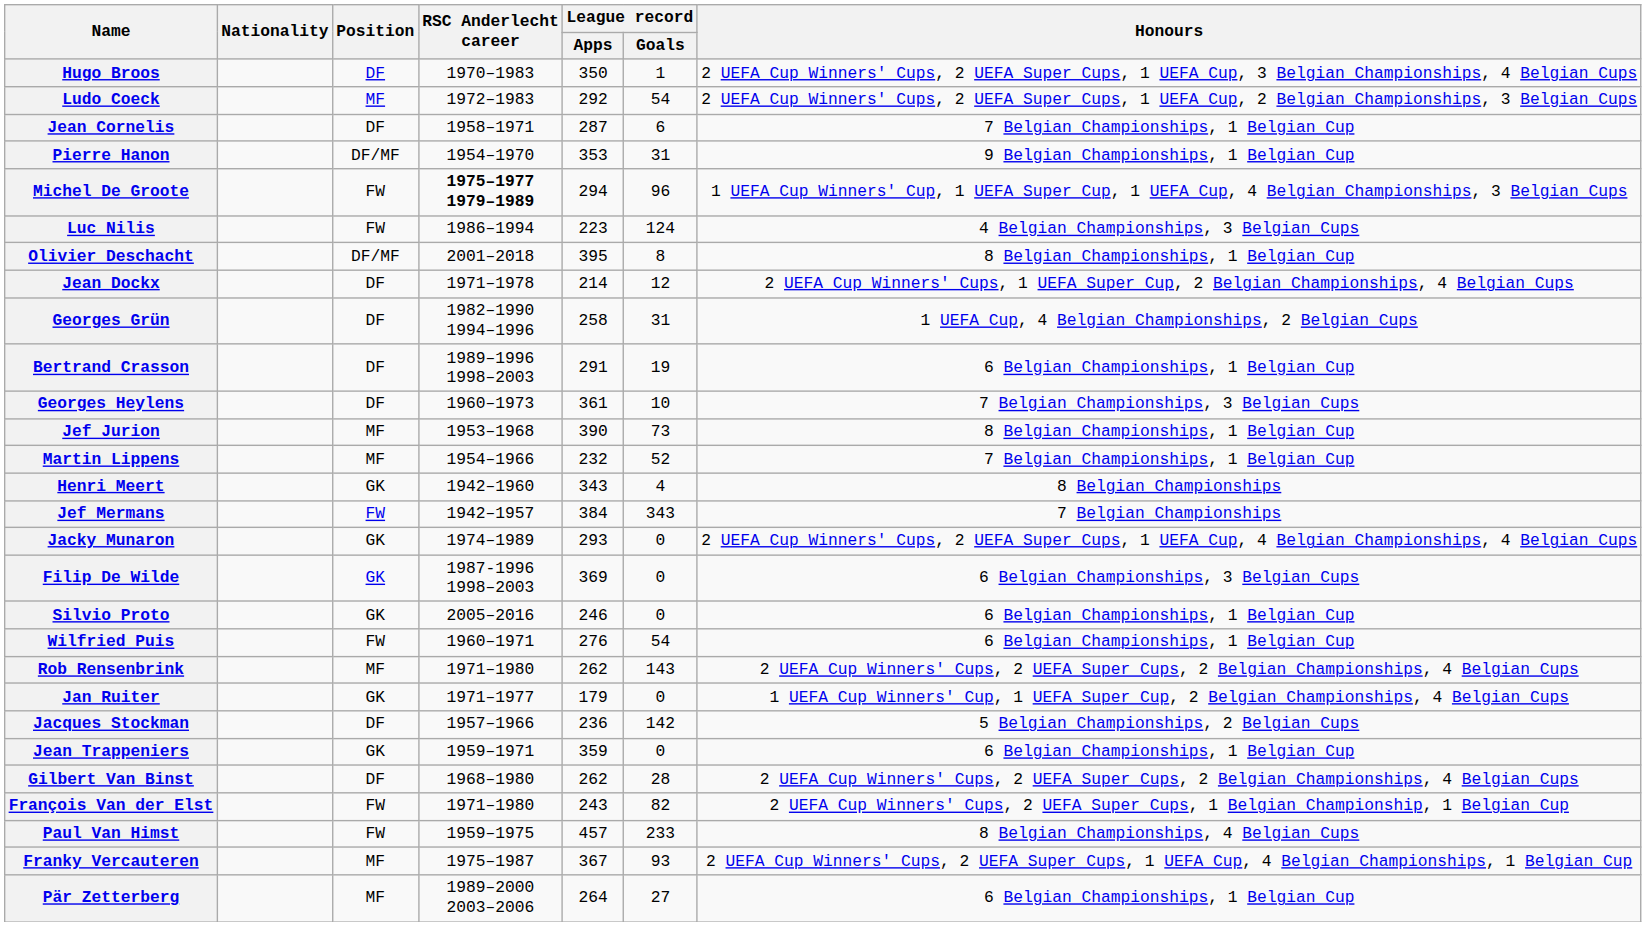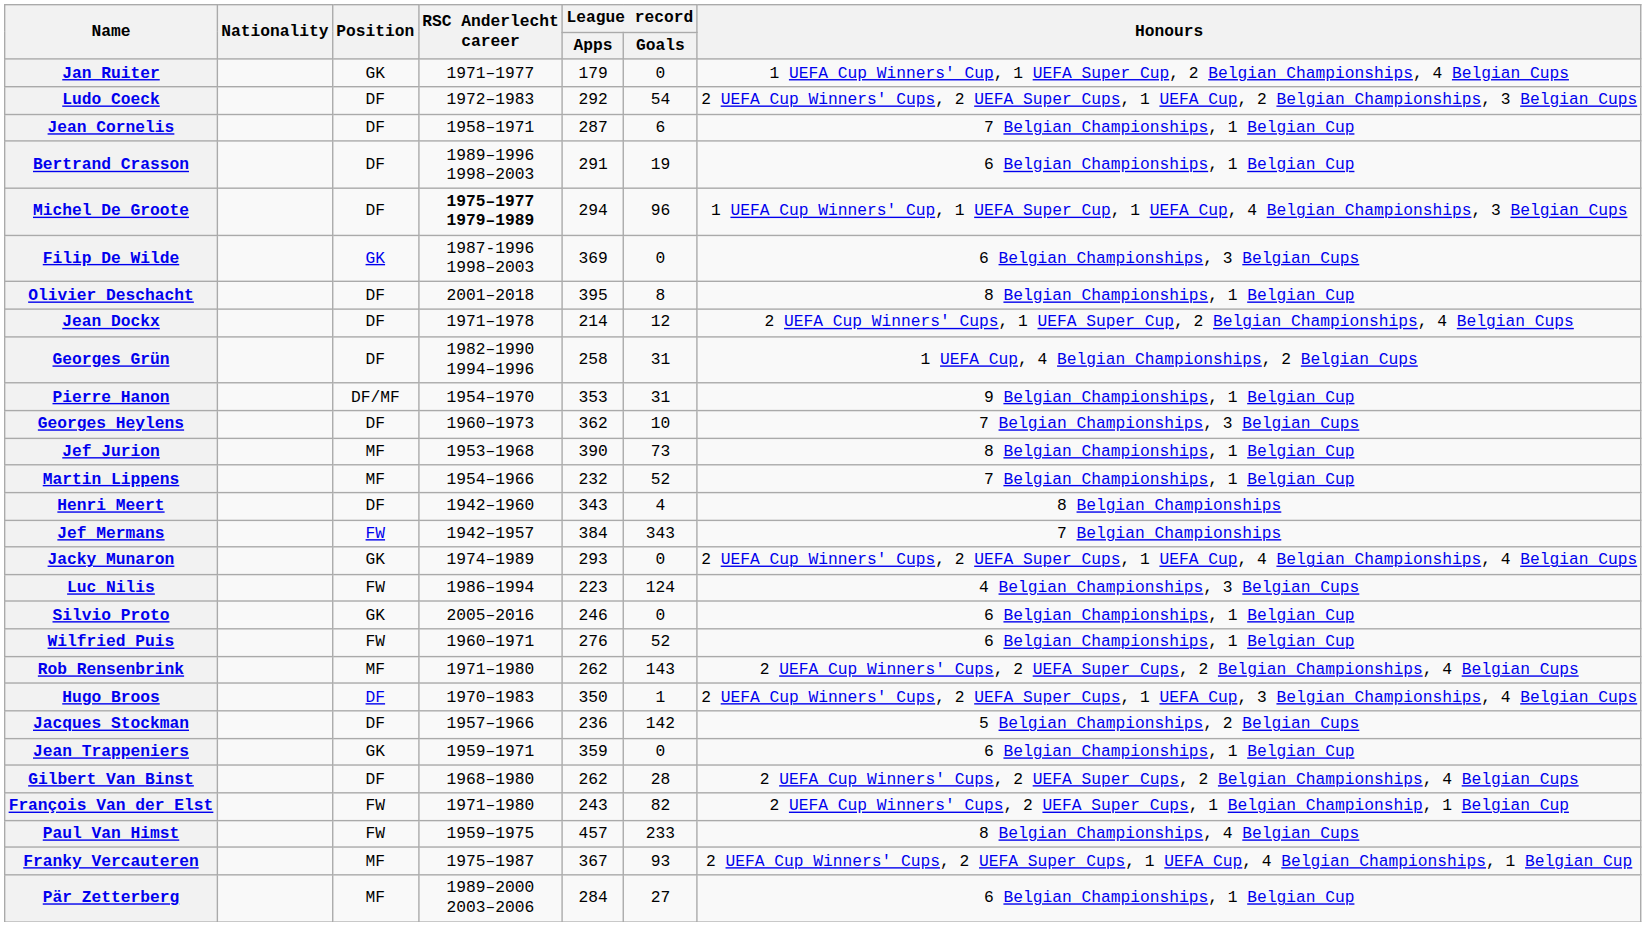rows swapped: (111, 73) <-> (111, 697)
(375, 100) MF -> (375, 100) DF
rows swapped: (111, 367) <-> (111, 155)
(375, 192) FW -> (375, 211) DF
rows swapped: (111, 578) <-> (111, 229)
(375, 256) DF/MF -> (375, 295) DF
(593, 404) 361 -> (593, 424) 362
(375, 486) GK -> (375, 506) DF
(660, 642) 54 -> (660, 642) 52
(593, 898) 264 -> (593, 898) 284
